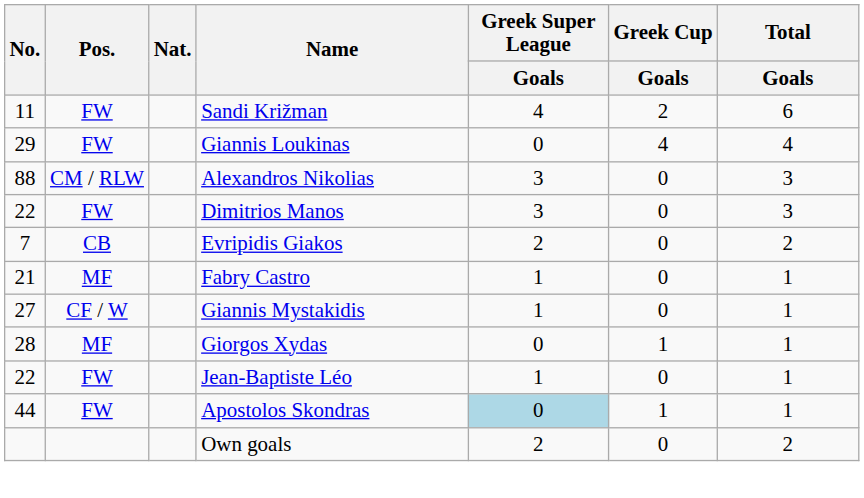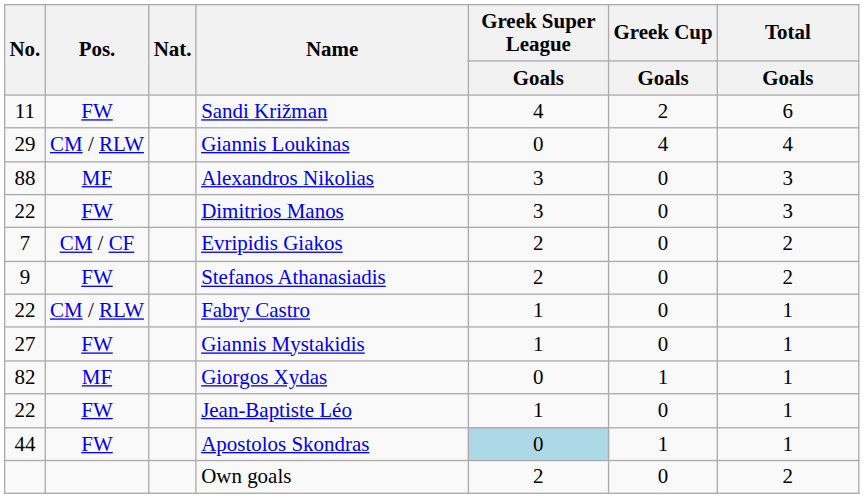(97, 144) FW -> (97, 144) CM / RLW
(97, 177) CM / RLW -> (97, 177) MF
(97, 244) CB -> (97, 244) CM / CF
+ row: (293, 277)
(25, 277) 21 -> (25, 310) 22
(97, 277) MF -> (97, 310) CM / RLW
(97, 310) CF / W -> (97, 343) FW
(25, 343) 28 -> (25, 377) 82
